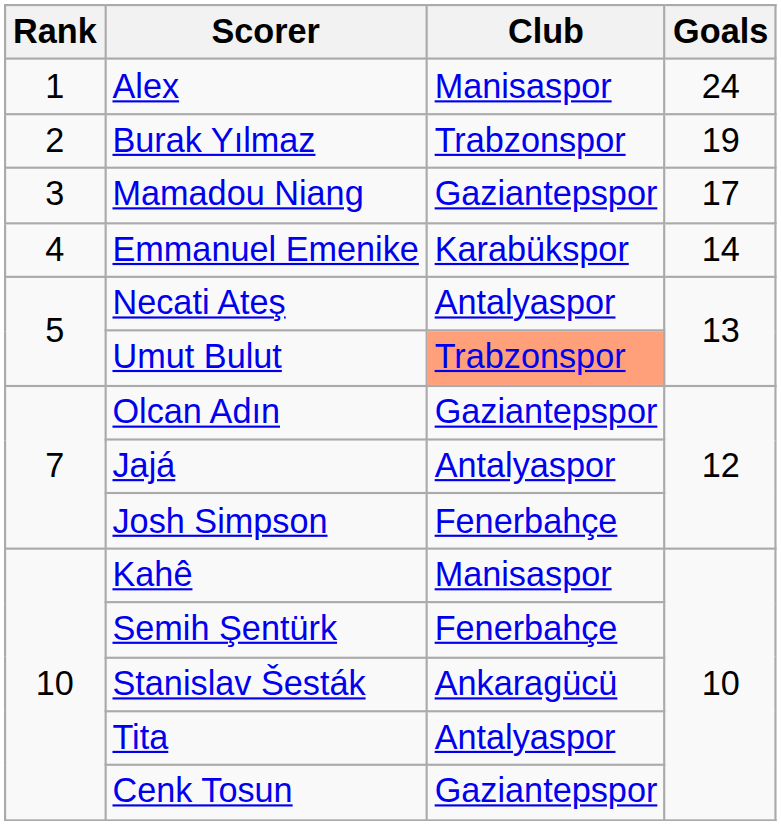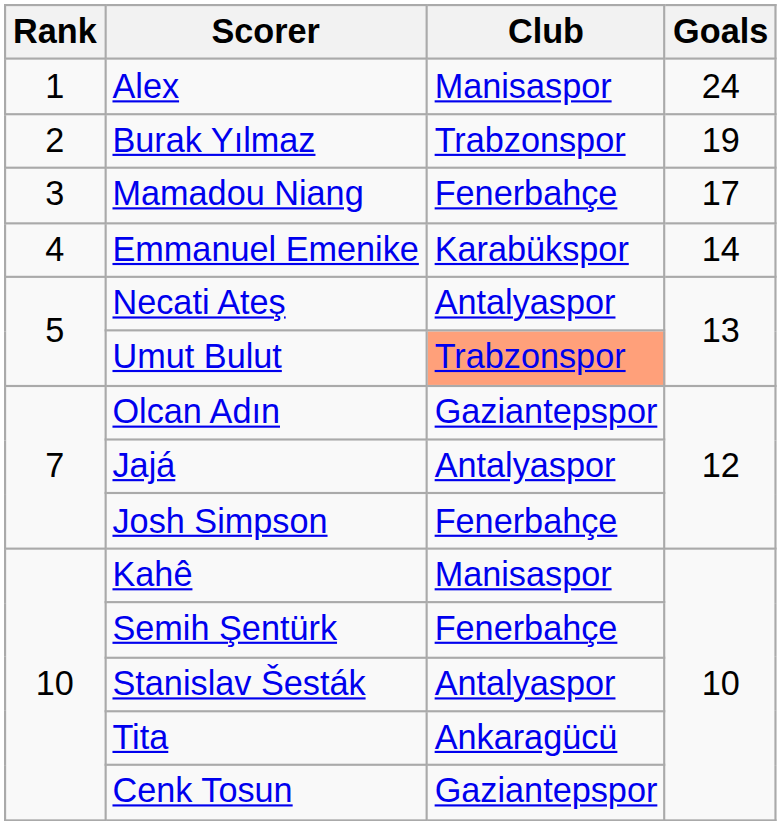(546, 194) Gaziantepspor -> (526, 194) Fenerbahçe
(526, 683) Ankaragücü -> (525, 683) Antalyaspor
(525, 737) Antalyaspor -> (526, 737) Ankaragücü
